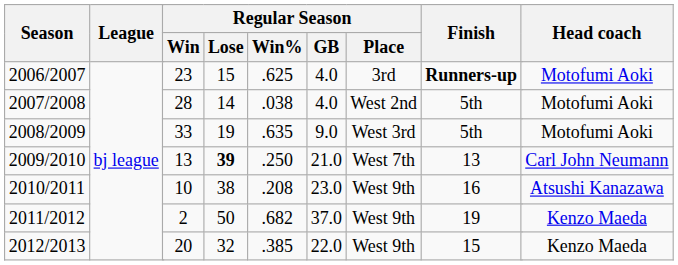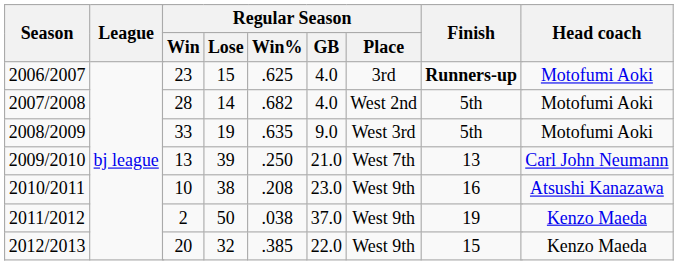(277, 103) .038 -> (277, 103) .682
(226, 160) bold -> (226, 160) normal
(277, 217) .682 -> (277, 217) .038
